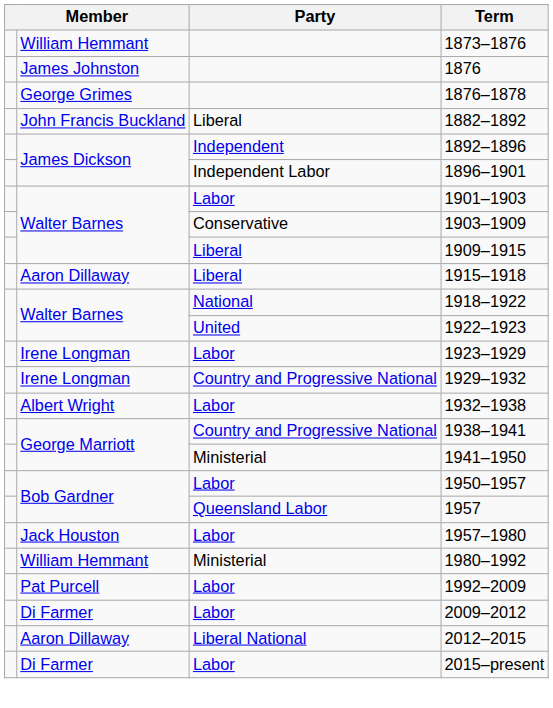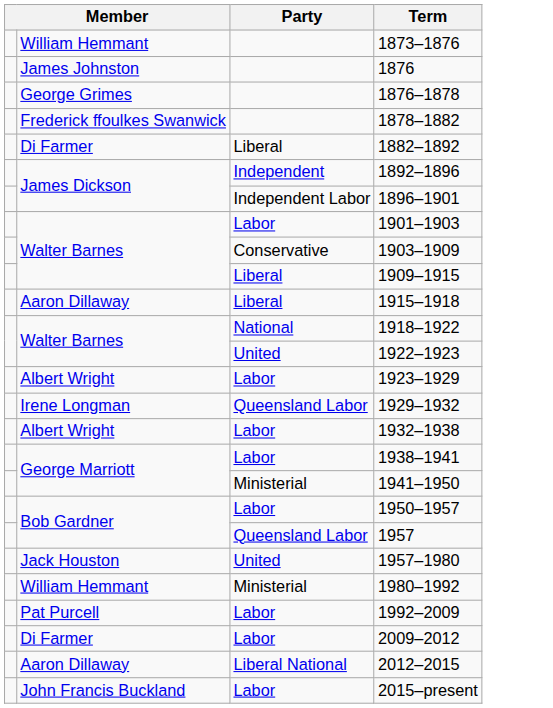+ row: (419, 120)
(103, 120) John Francis Buckland -> (57, 146) Di Farmer
(75, 353) Irene Longman -> (67, 379) Albert Wright
(315, 379) Country and Progressive National -> (301, 405) Queensland Labor
(315, 431) Country and Progressive National -> (254, 457) Labor
(214, 535) Labor -> (257, 560) United
(57, 664) Di Farmer -> (103, 690) John Francis Buckland
